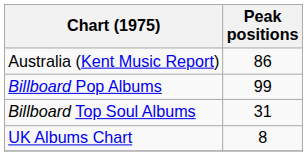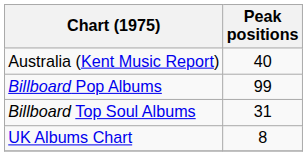(263, 61) 86 -> (263, 61) 40
